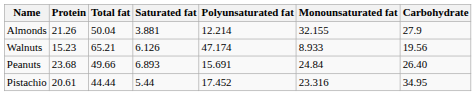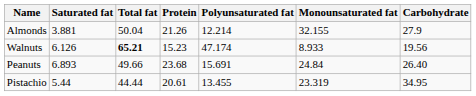columns swapped: (69, 13) <-> (166, 13)
(103, 47) normal -> (130, 47) bold
(217, 82) 17.452 -> (217, 82) 13.455
(314, 82) 23.316 -> (314, 82) 23.319
